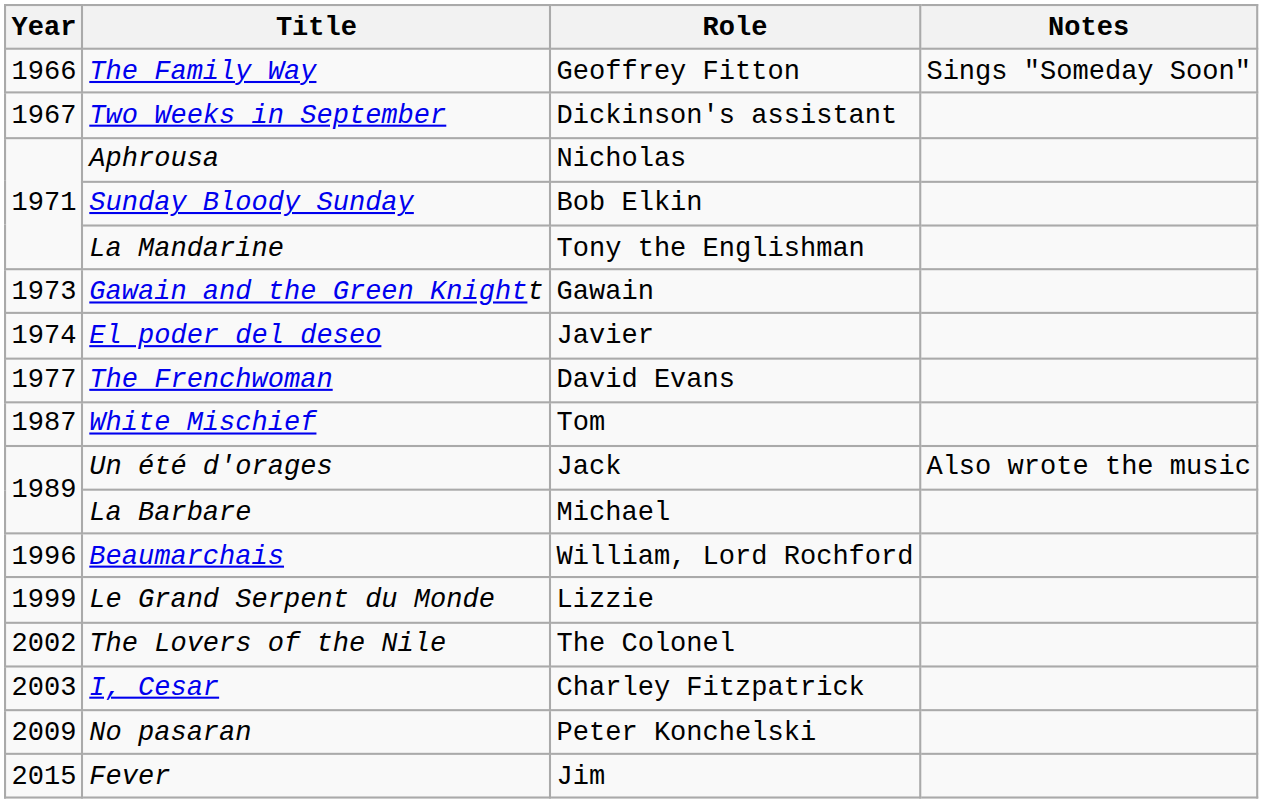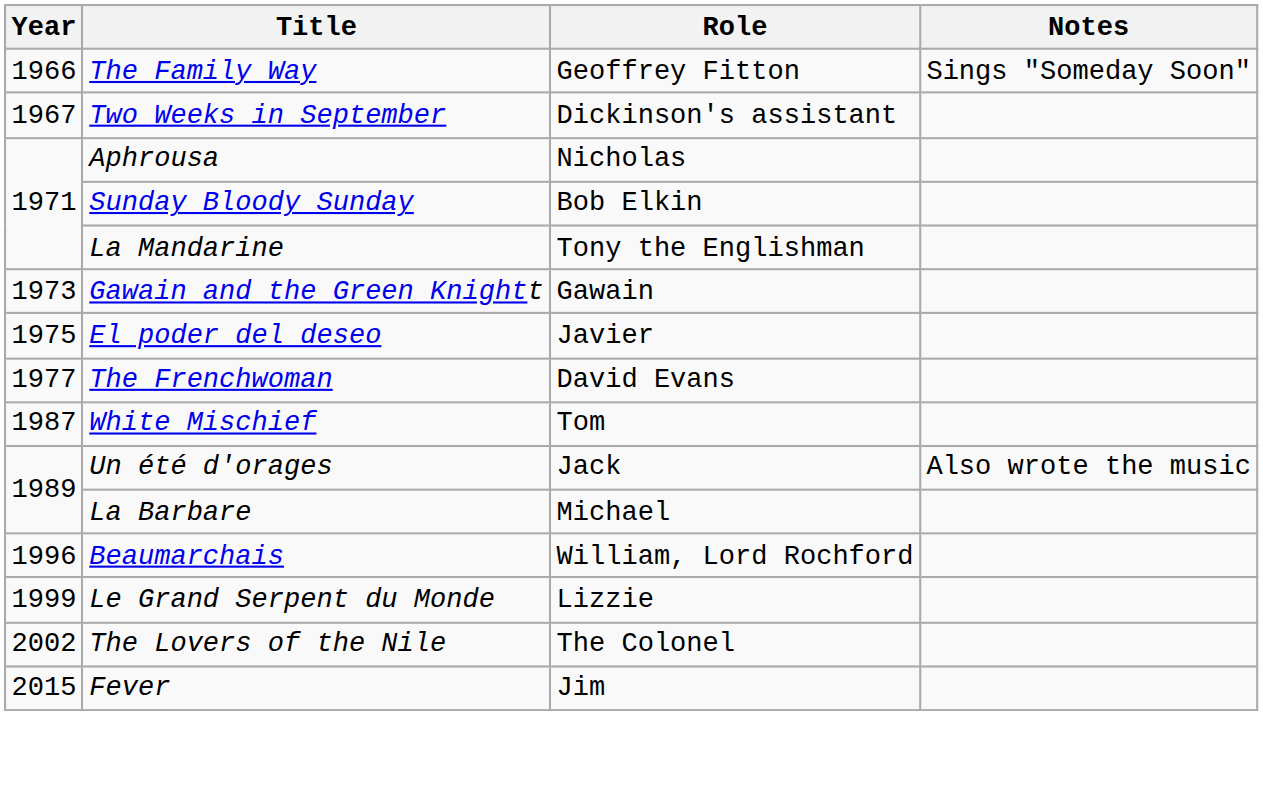(44, 336) 1974 -> (44, 336) 1975
- row: (154, 688)
- row: (170, 732)
